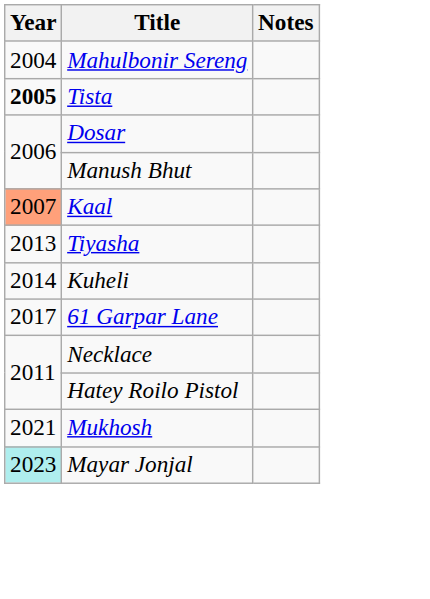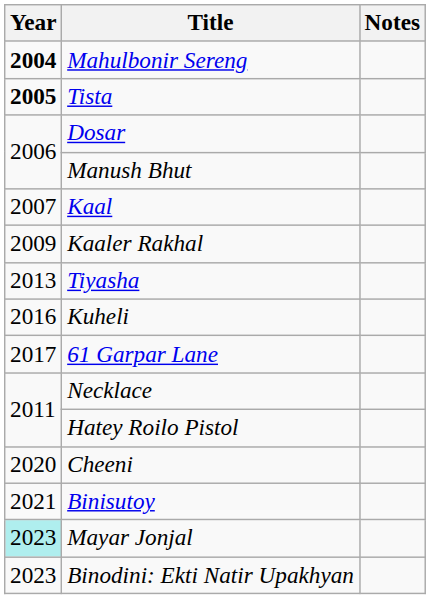(33, 59) normal -> (33, 59) bold
(33, 206) lightsalmon background -> (33, 206) no background
+ row: (135, 243)
(33, 280) 2014 -> (33, 317) 2016
+ row: (100, 464)
- row: (110, 427)
+ row: (111, 501)
+ row: (211, 574)
